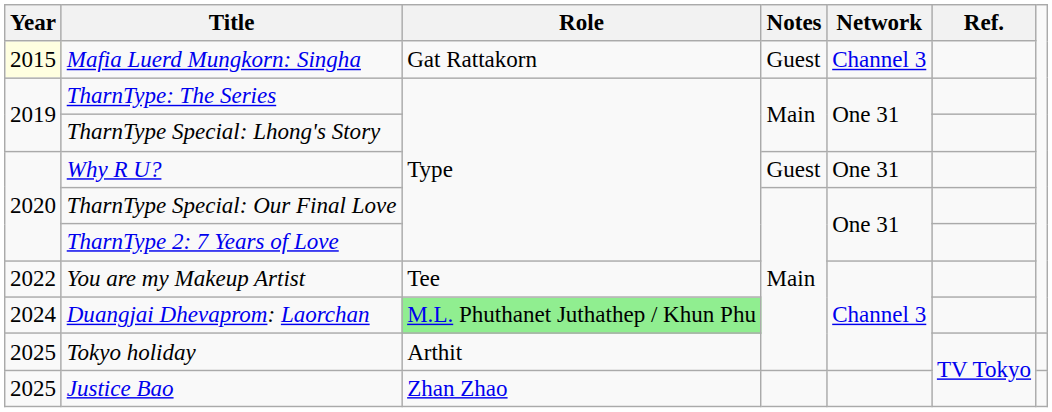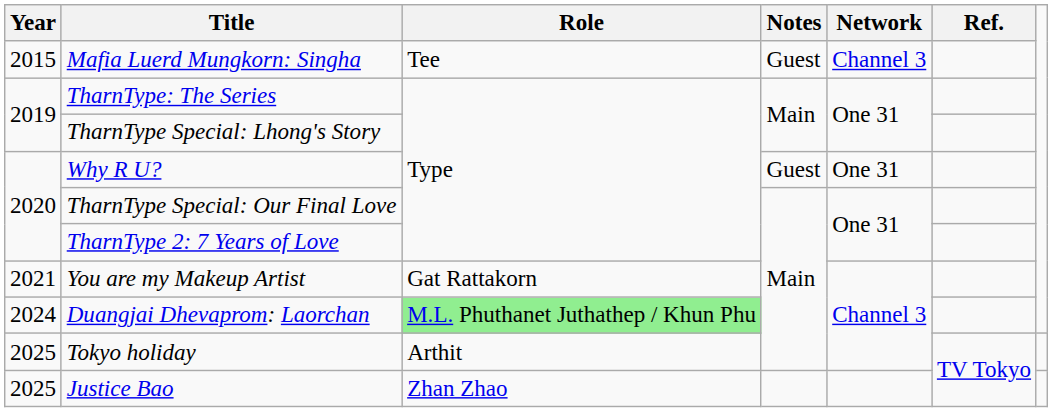(33, 59) lightyellow background -> (33, 59) no background
(472, 59) Gat Rattakorn -> (424, 59) Tee
(33, 278) 2022 -> (33, 278) 2021
(424, 278) Tee -> (472, 278) Gat Rattakorn
